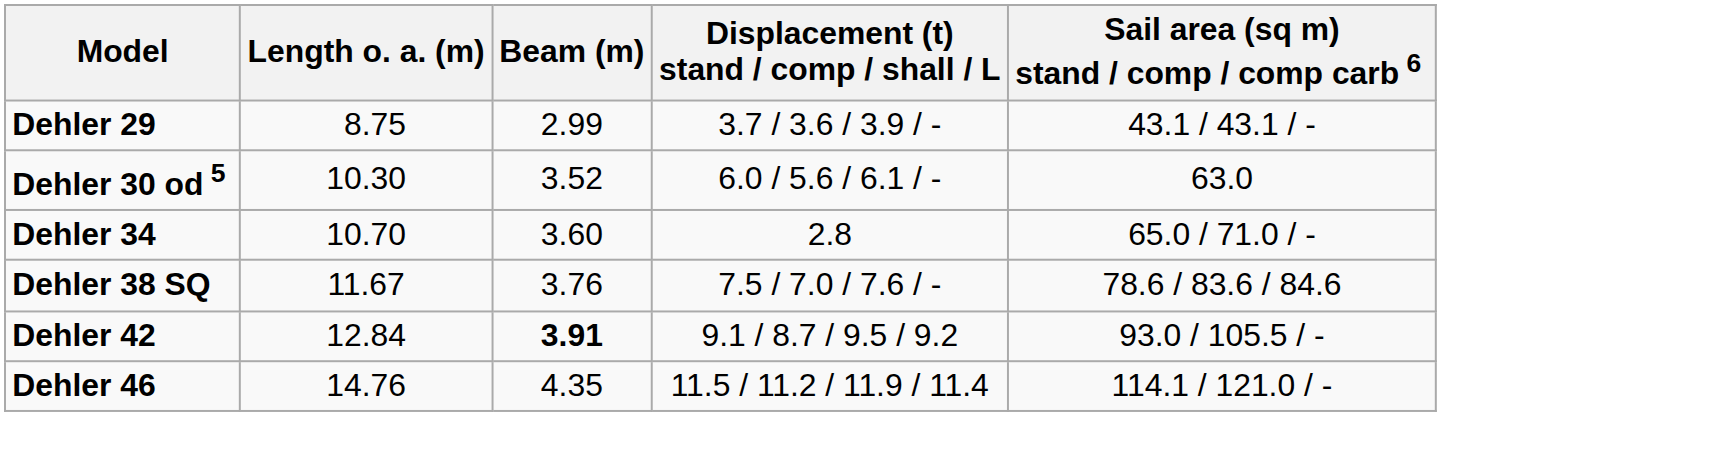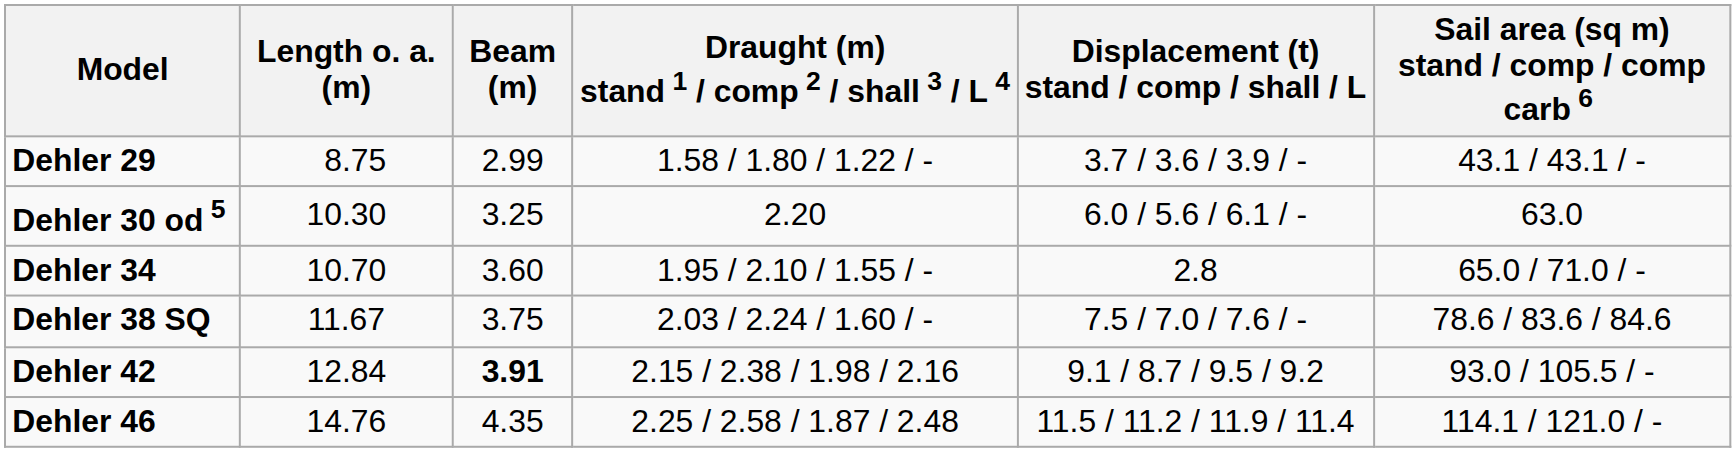+ column: (795, 69)
(572, 179) 3.52 -> (513, 215) 3.25
(572, 284) 3.76 -> (513, 320) 3.75
